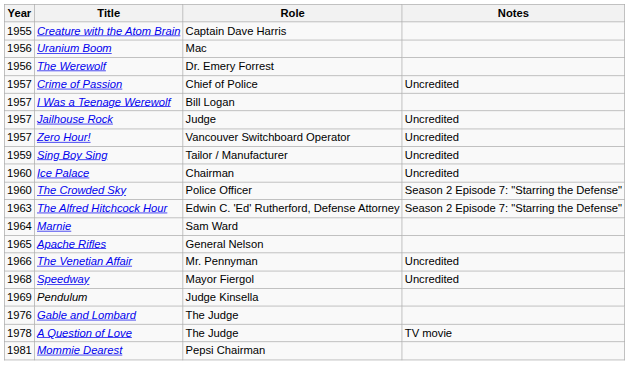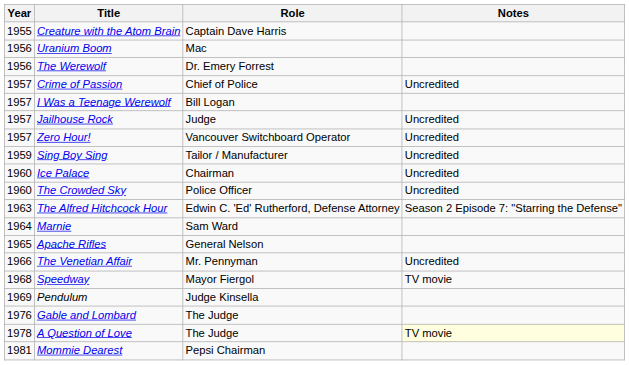(513, 191) Season 2 Episode 7: "Starring the Defense" -> (432, 191) Uncredited
(432, 279) Uncredited -> (428, 279) TV movie
(428, 333) no background -> (428, 333) lightyellow background
